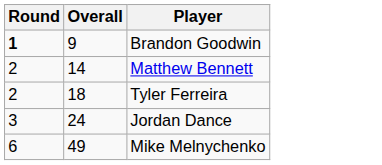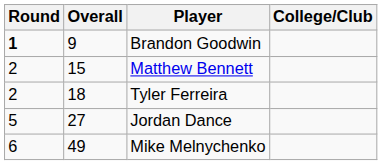+ column: (323, 17)
(77, 69) 14 -> (77, 69) 15
(13, 120) 3 -> (13, 120) 5
(77, 120) 24 -> (77, 120) 27
